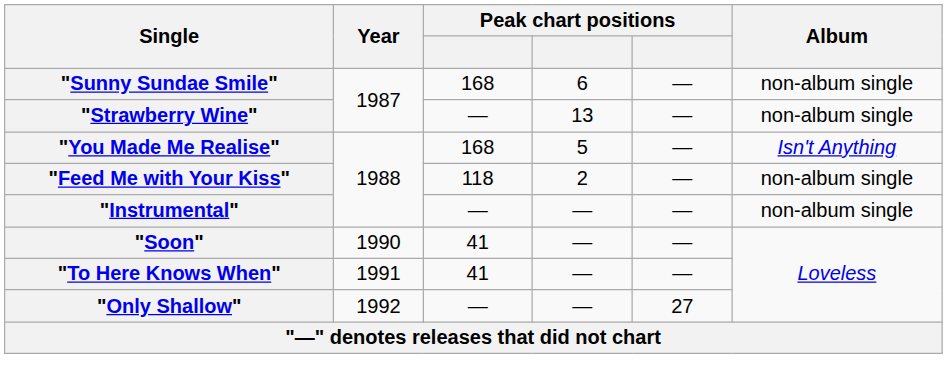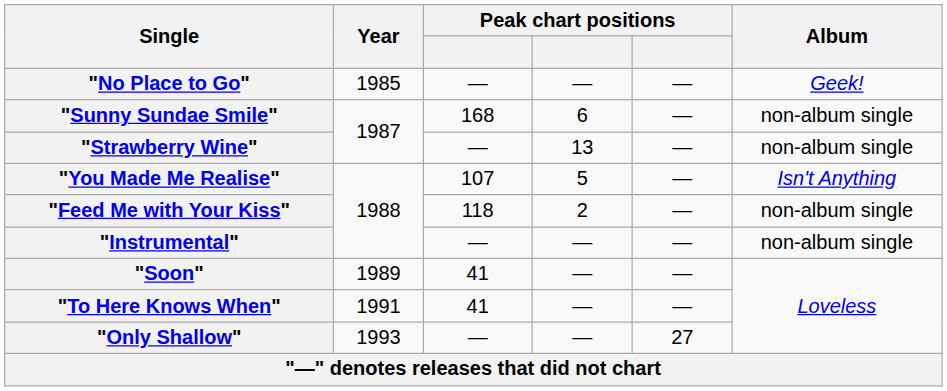+ row: (169, 83)
(478, 147) 168 -> (478, 178) 107
(378, 242) 1990 -> (378, 274) 1989
(378, 305) 1992 -> (378, 337) 1993
